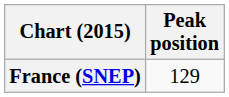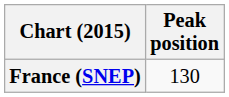(185, 75) 129 -> (185, 75) 130
